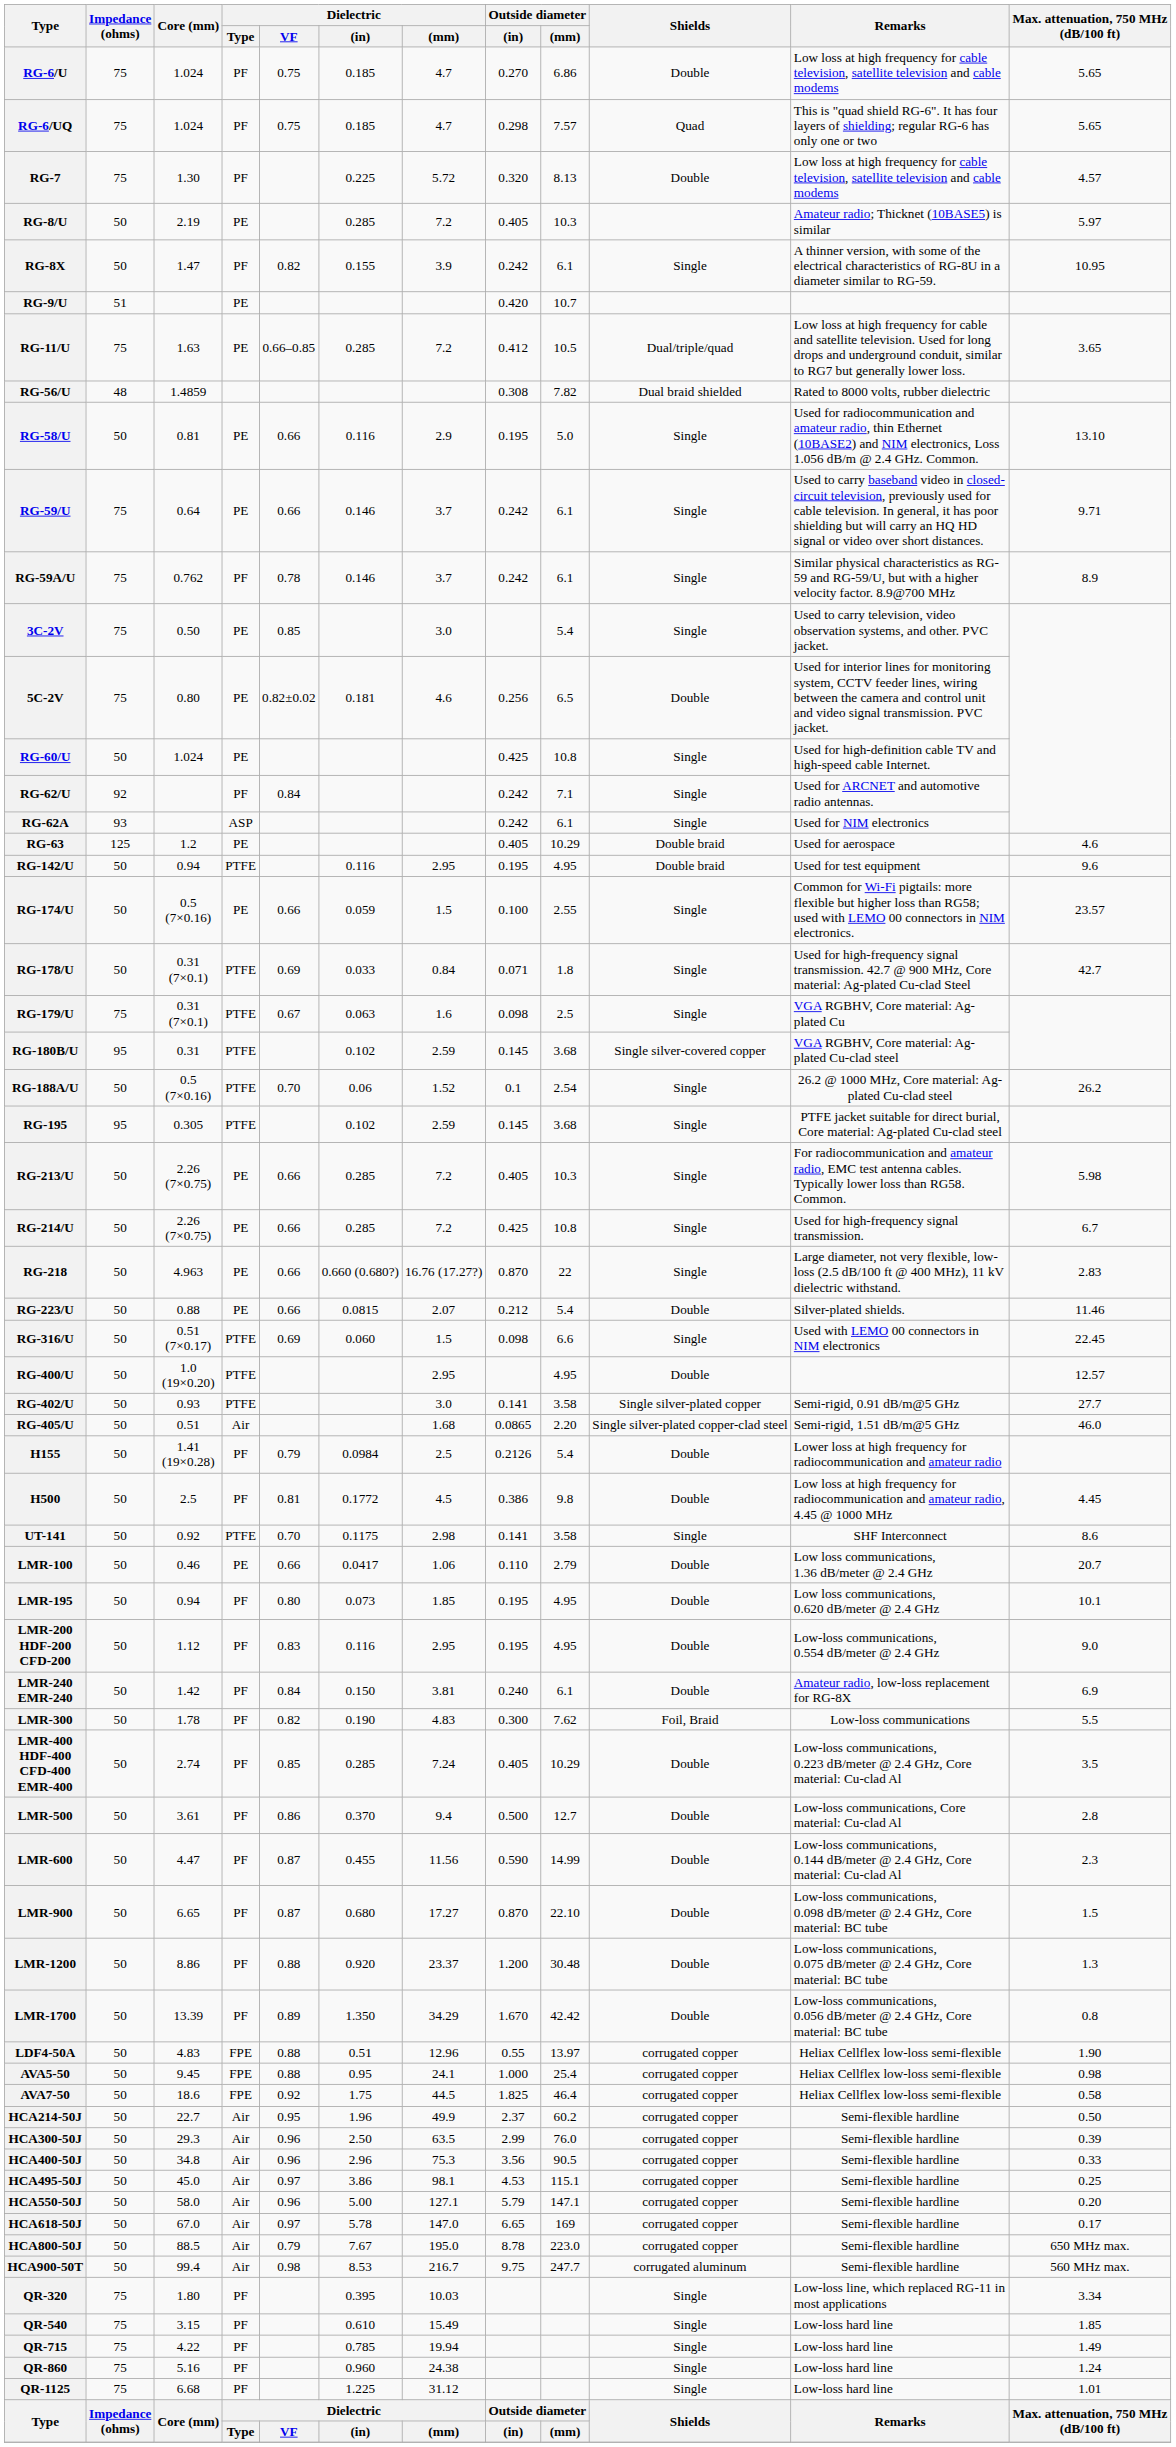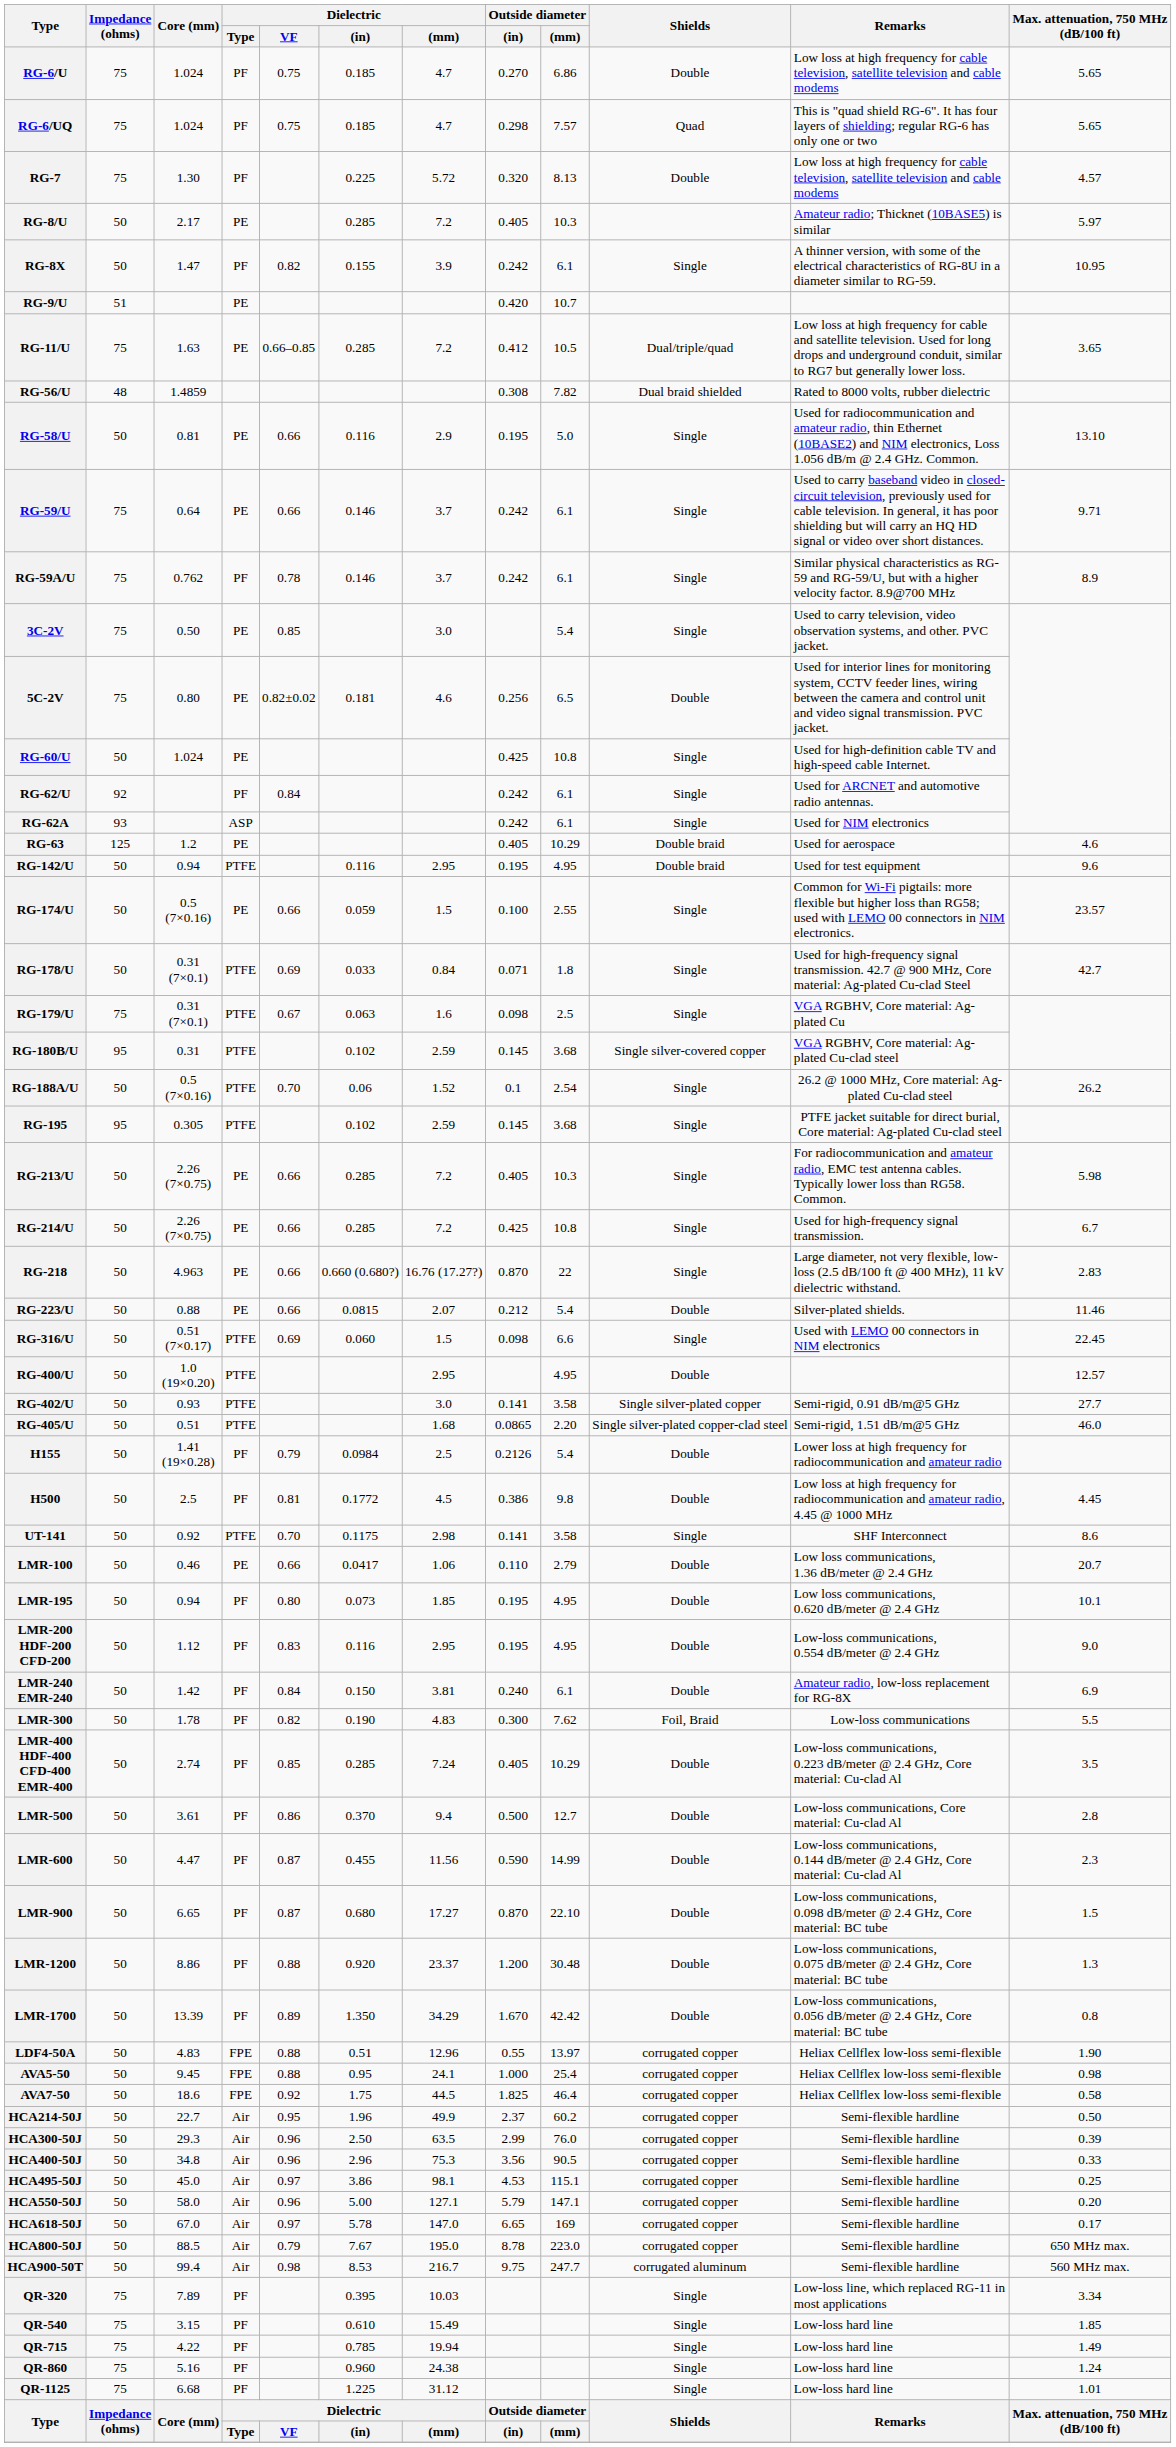(188, 221) 2.19 -> (188, 221) 2.17
(565, 793) 7.1 -> (565, 793) 6.1
(241, 1425) Air -> (241, 1425) PTFE
(188, 2295) 1.80 -> (188, 2295) 7.89
